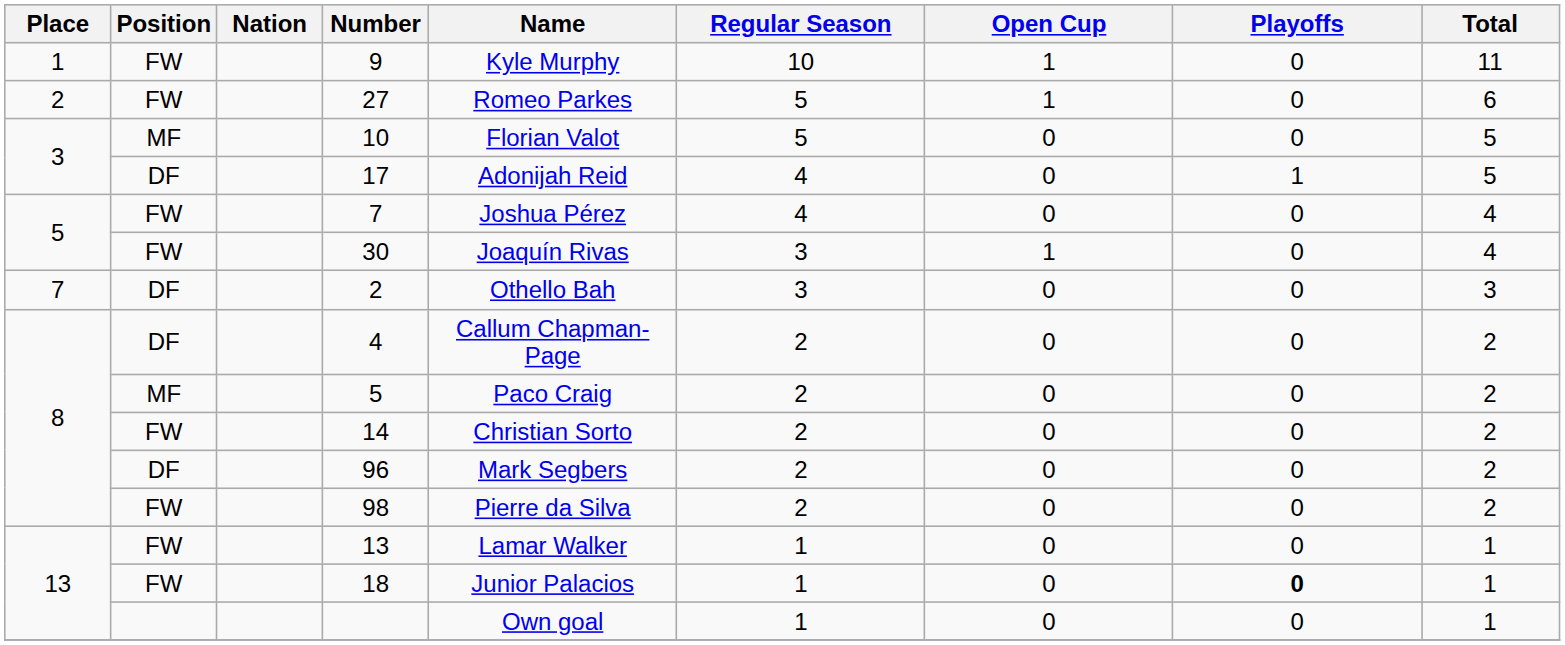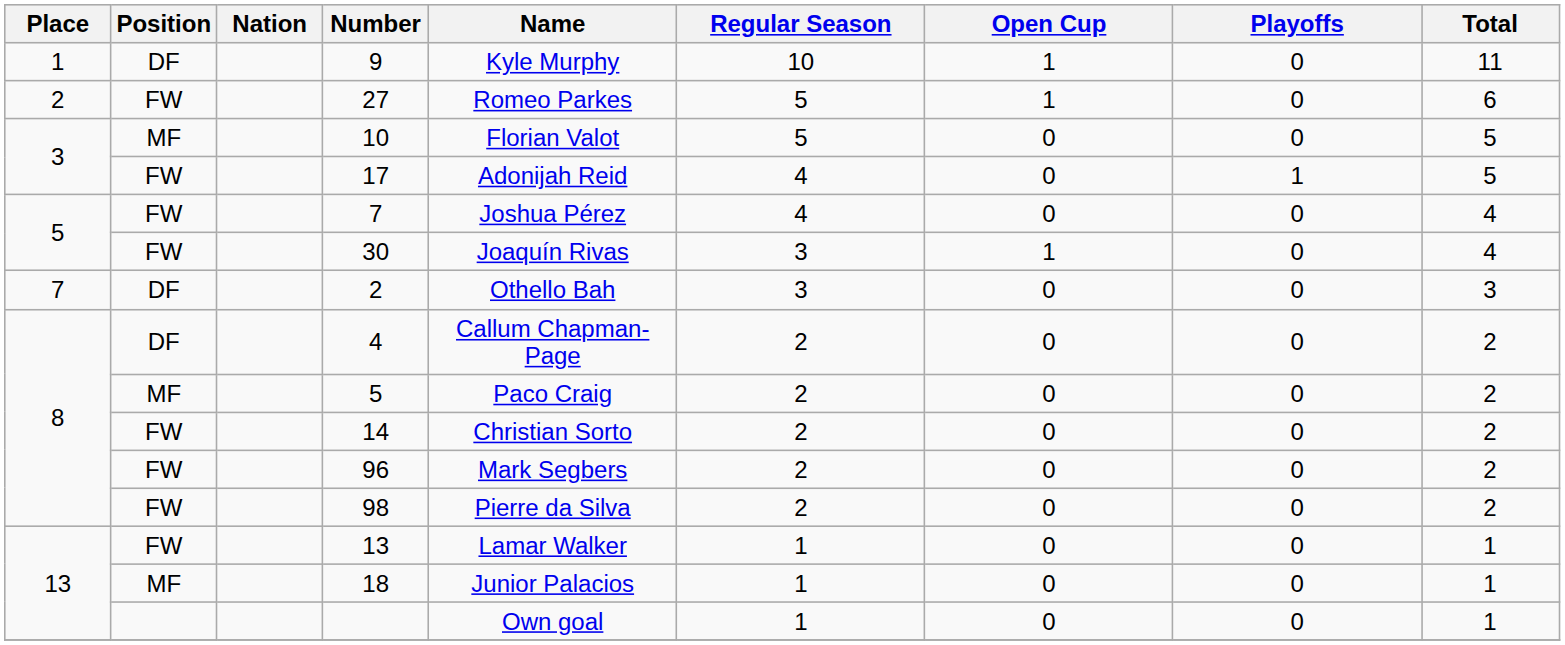(164, 62) FW -> (164, 62) DF
(164, 176) DF -> (164, 176) FW
(164, 469) DF -> (164, 469) FW
(164, 583) FW -> (164, 583) MF
(1297, 583) bold -> (1297, 583) normal
